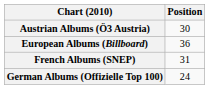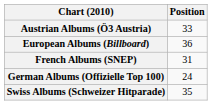(185, 28) 30 -> (187, 28) 33
+ row: (86, 92)
